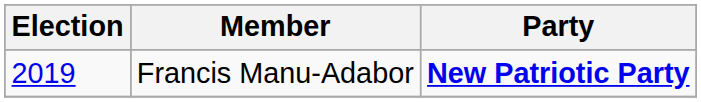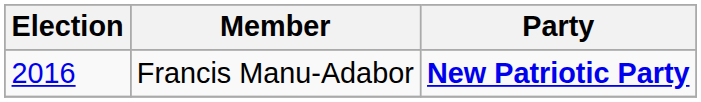(44, 73) 2019 -> (44, 73) 2016
